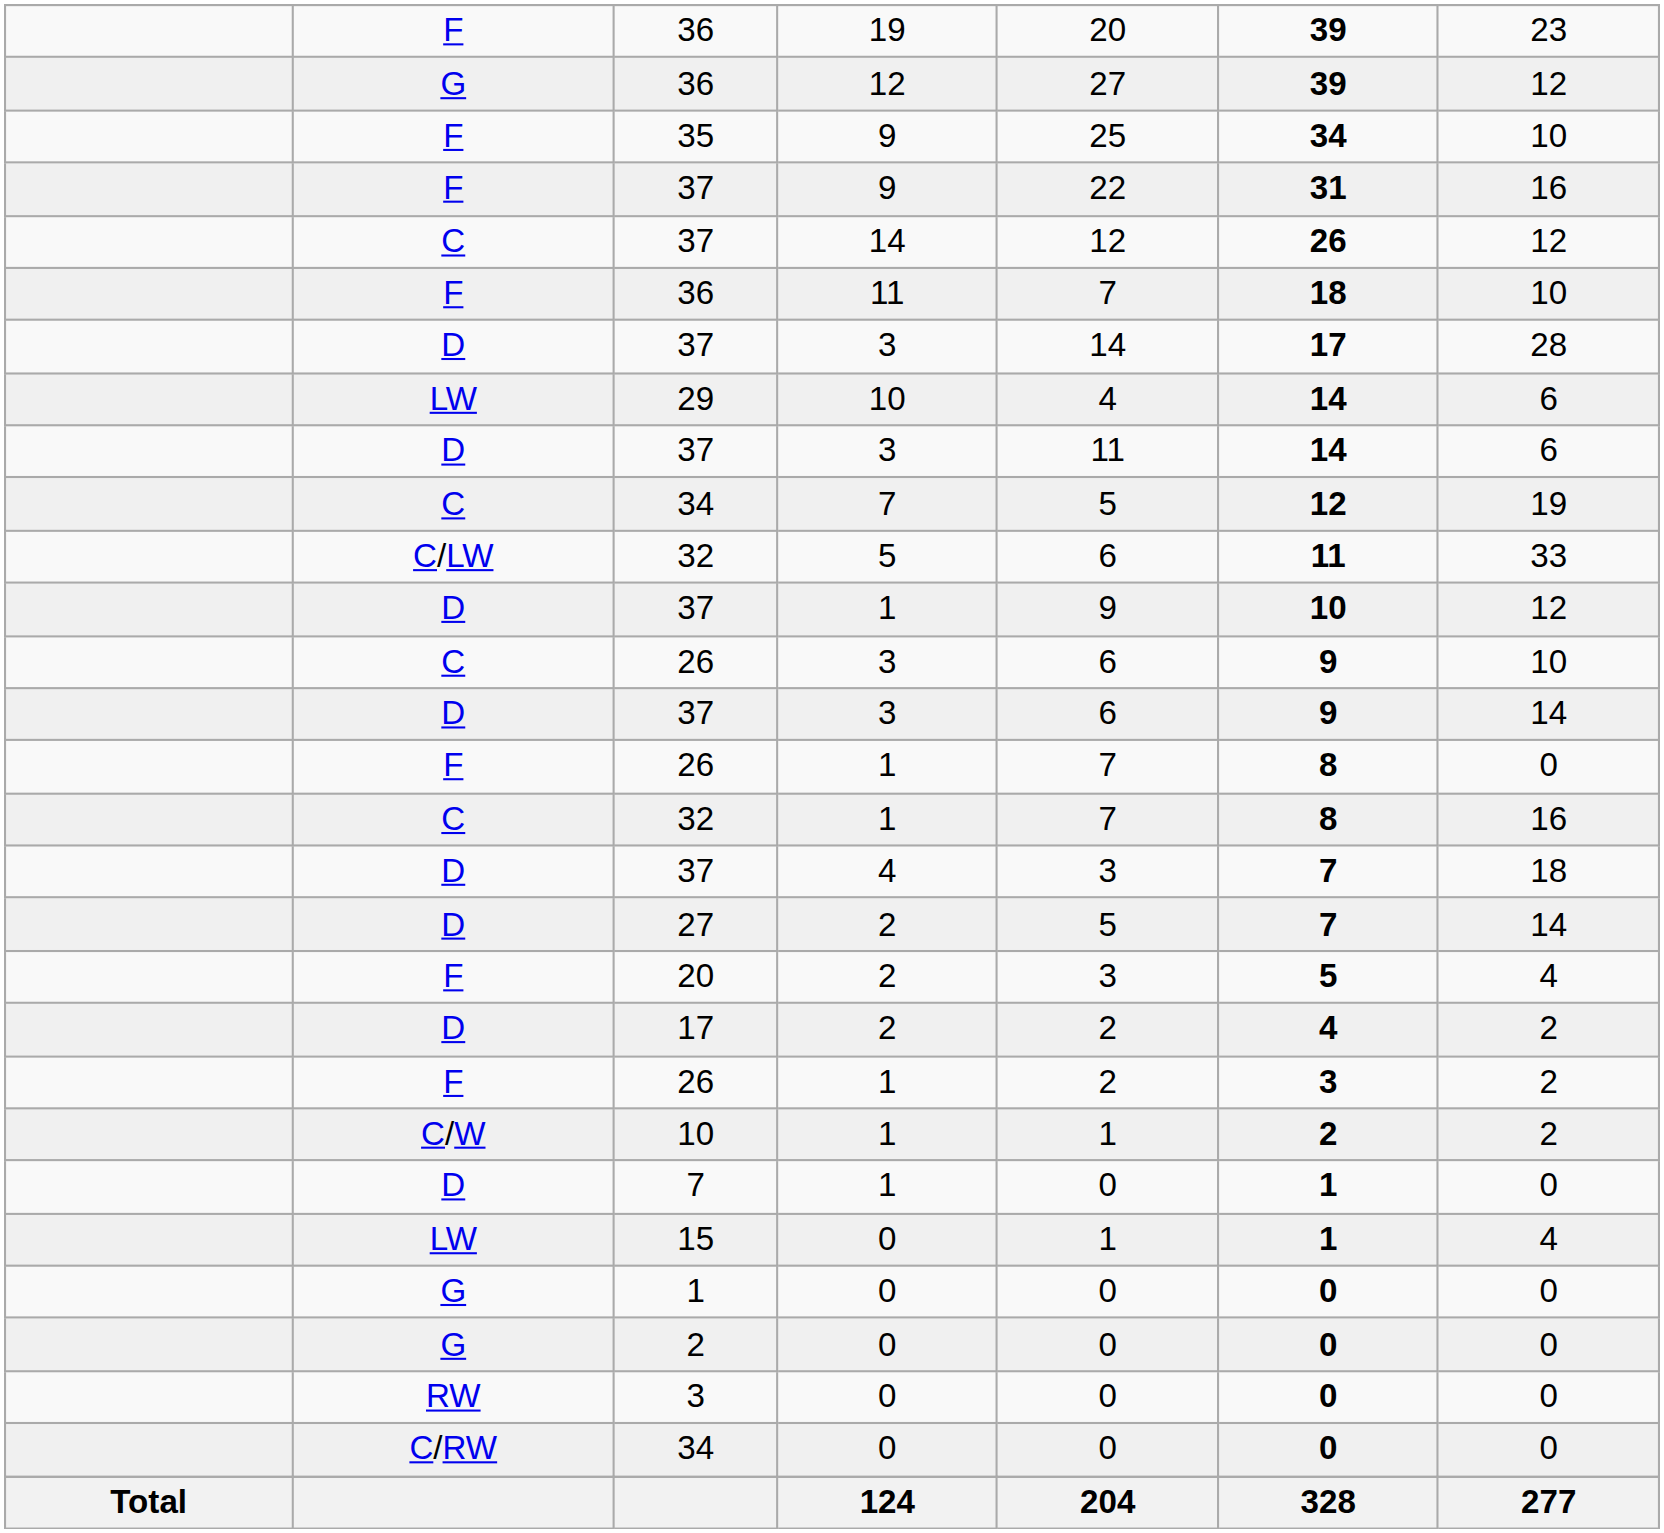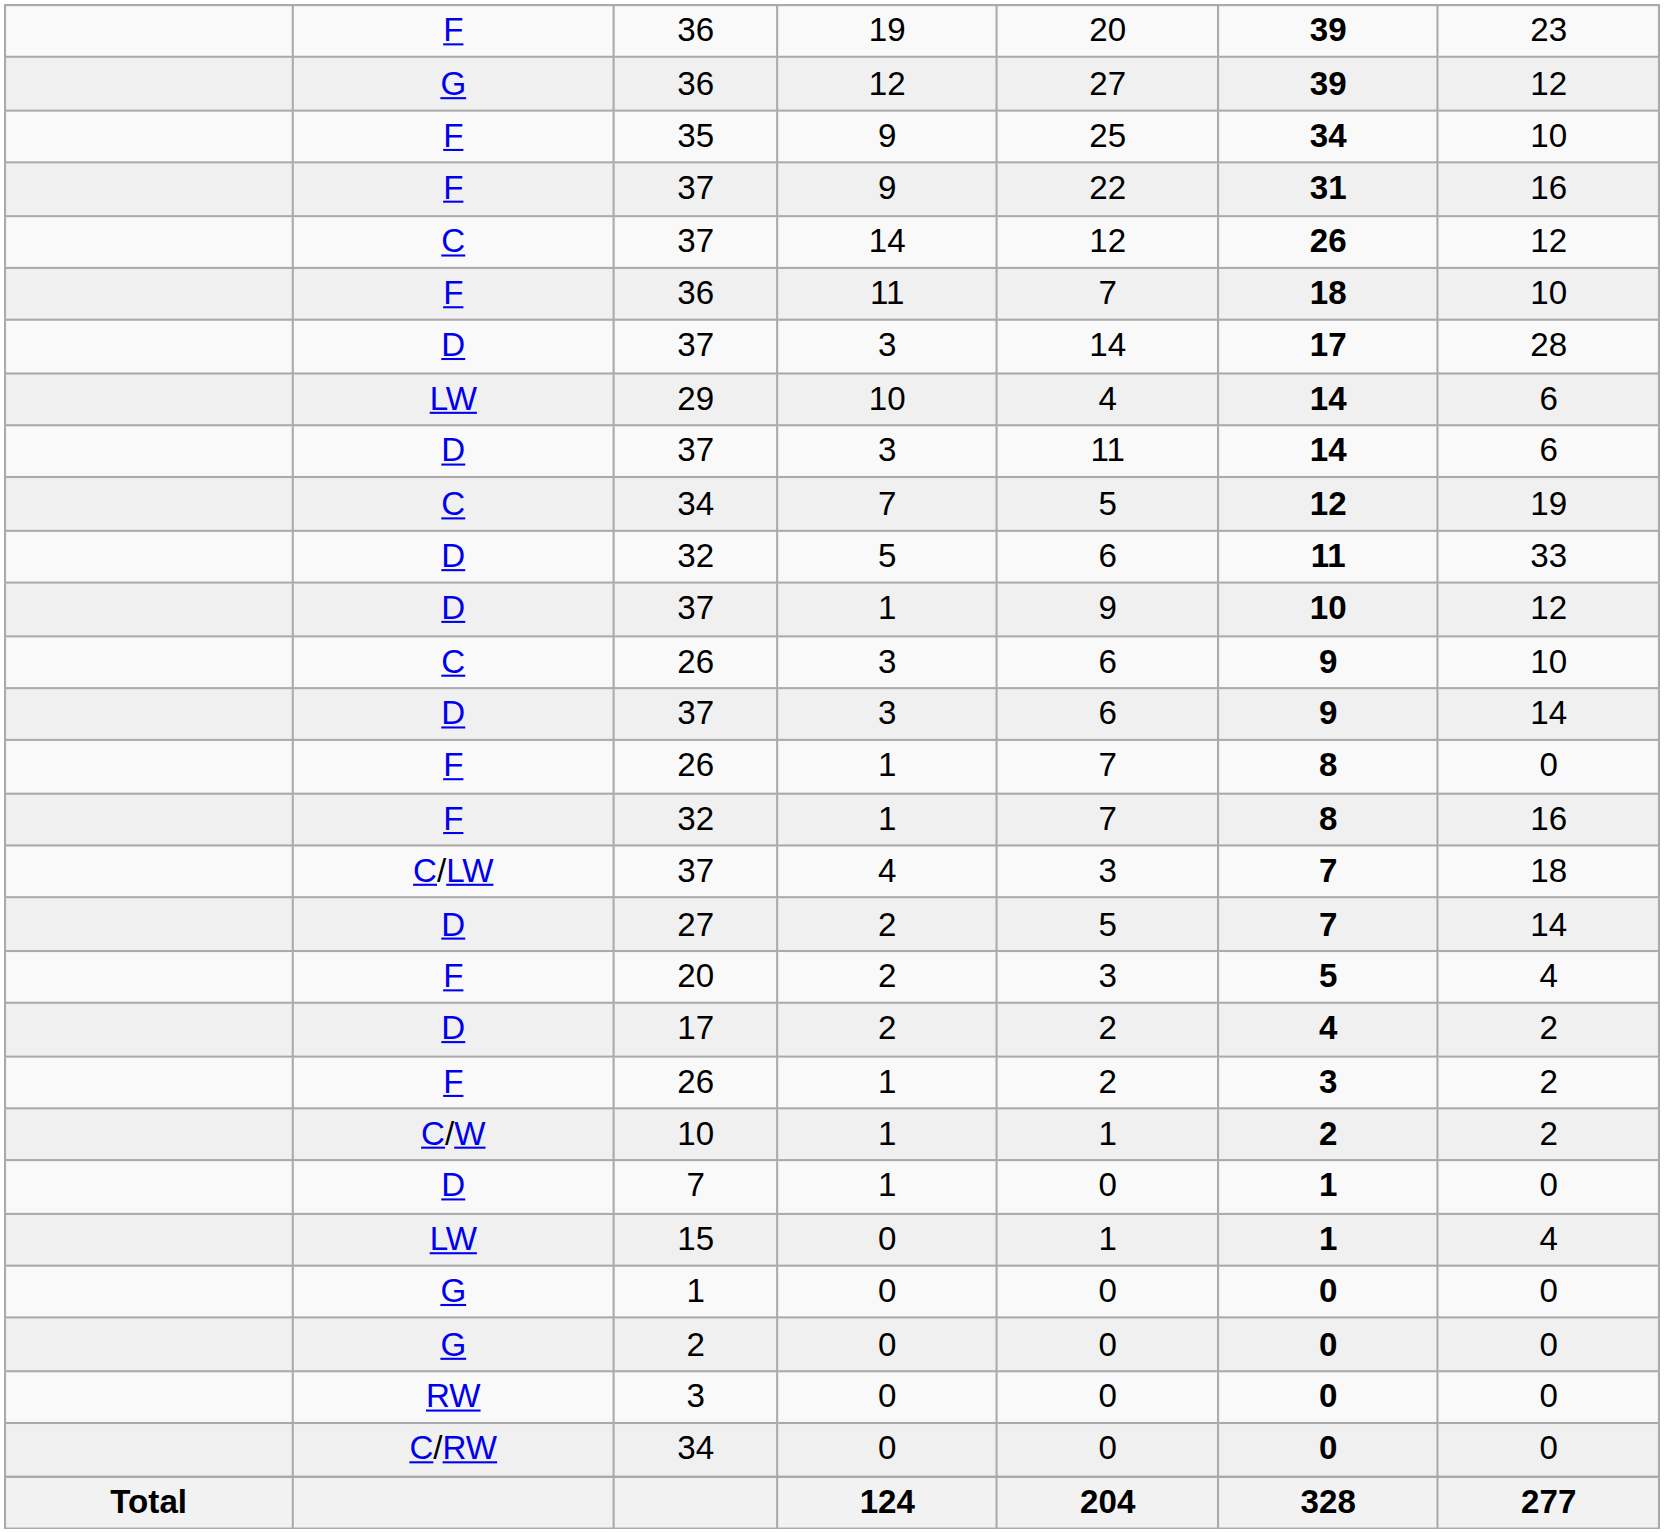(453, 556) C/LW -> (453, 556) D
(453, 818) C -> (453, 818) F
(453, 871) D -> (453, 871) C/LW
